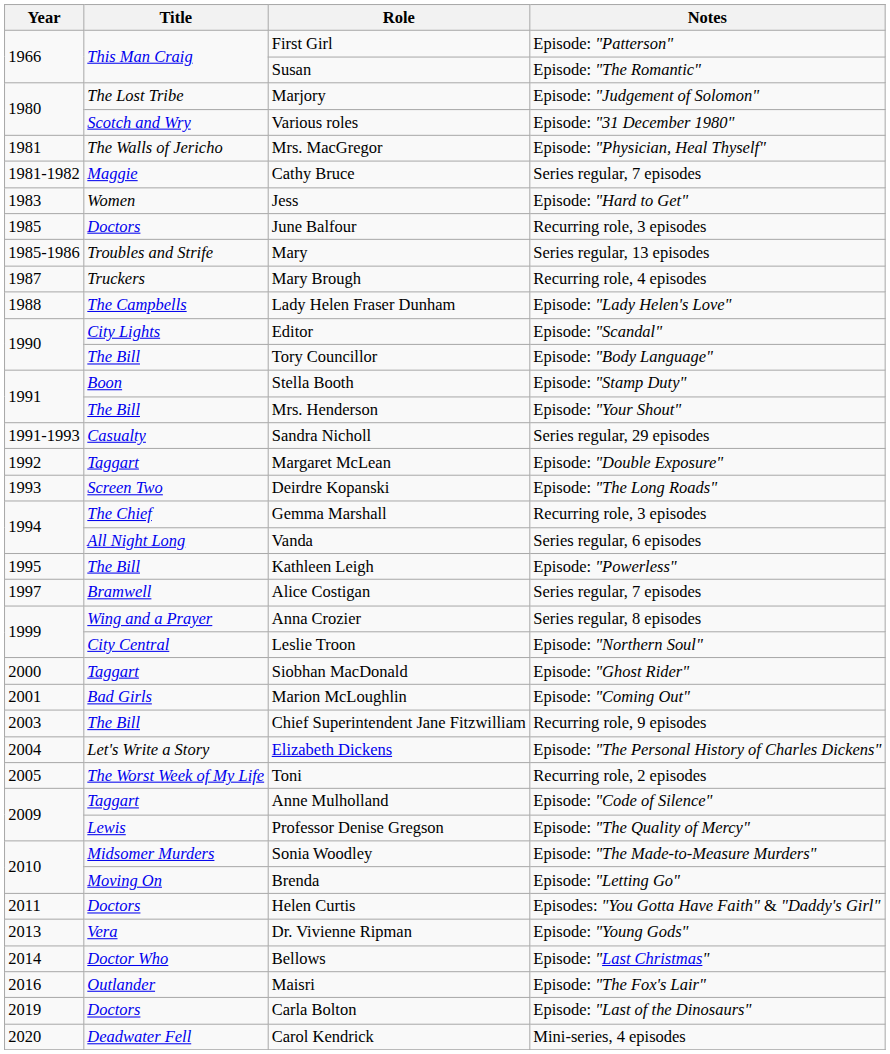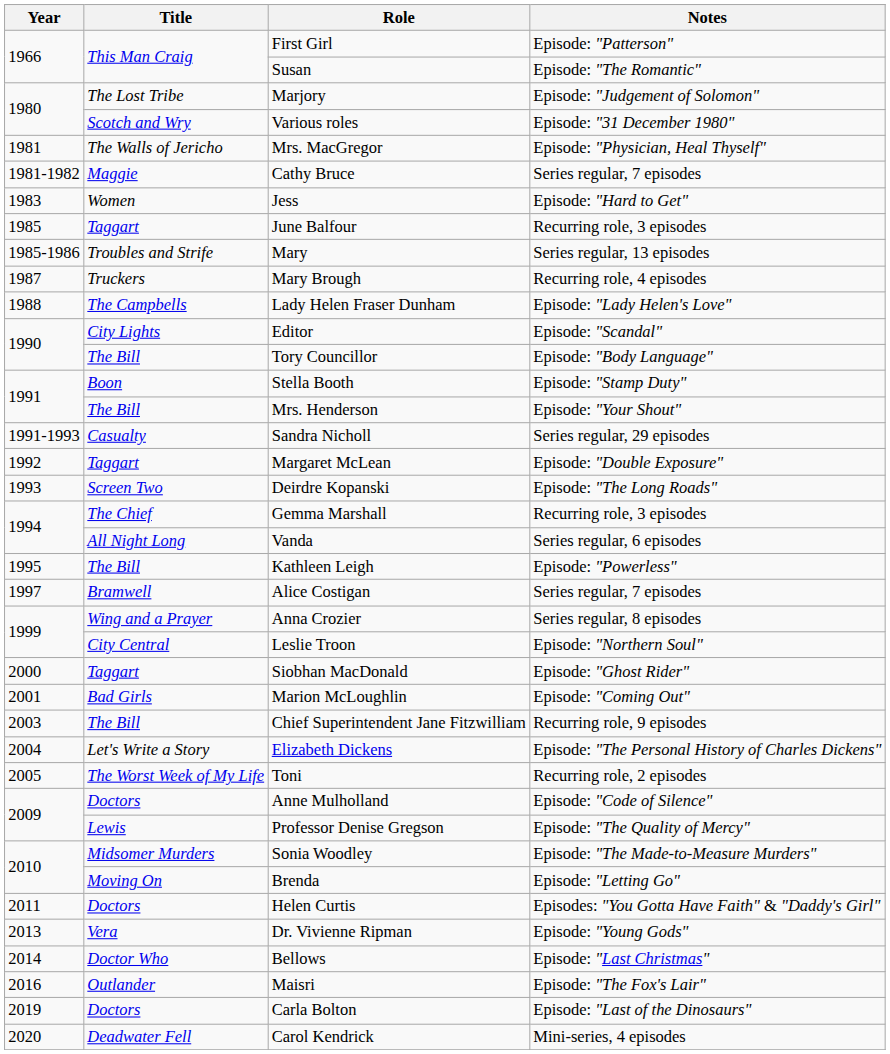(114, 226) Doctors -> (113, 226) Taggart
(113, 801) Taggart -> (114, 801) Doctors
